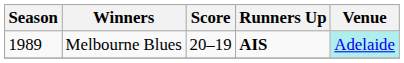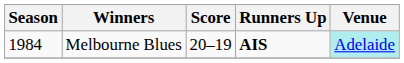(25, 44) 1989 -> (25, 44) 1984
